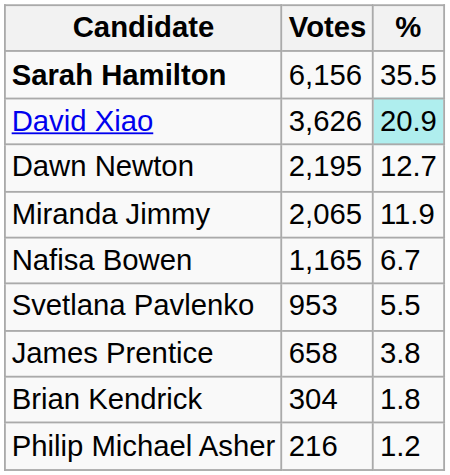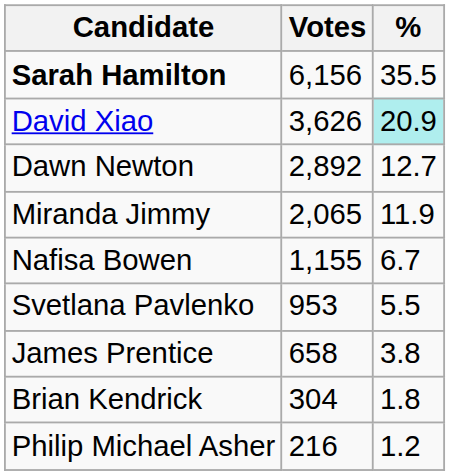(325, 167) 2,195 -> (325, 167) 2,892
(325, 260) 1,165 -> (325, 260) 1,155
